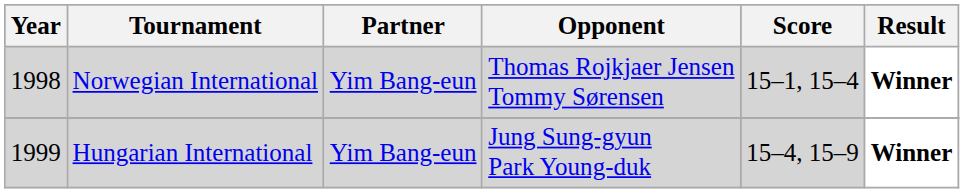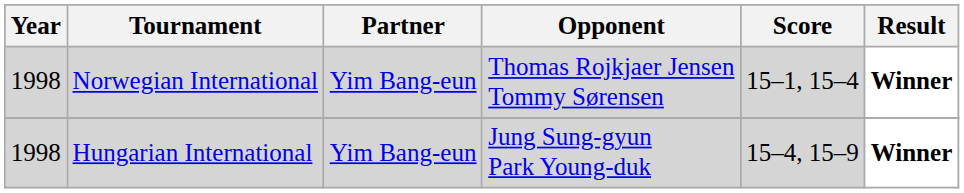(36, 152) 1999 -> (36, 152) 1998
